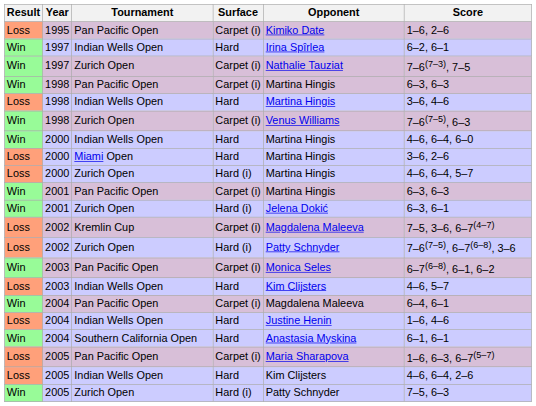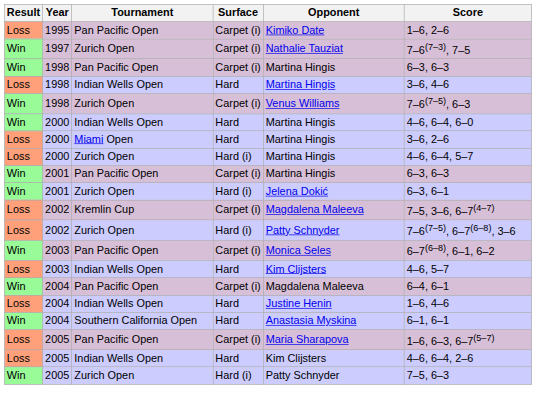- row: (57, 47)
